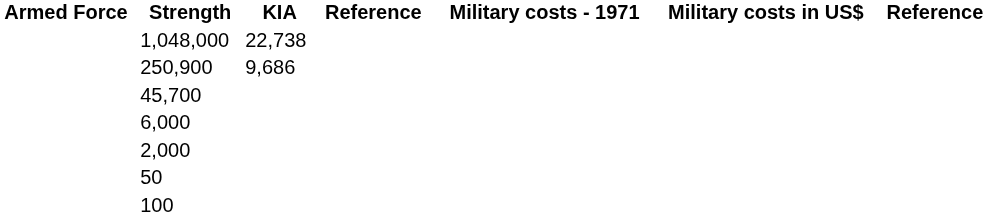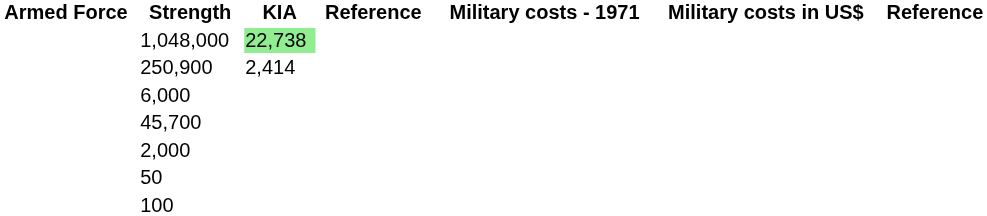(276, 40) no background -> (276, 40) lightgreen background
(270, 67) 9,686 -> (270, 67) 2,414
rows swapped: (171, 95) <-> (165, 122)
